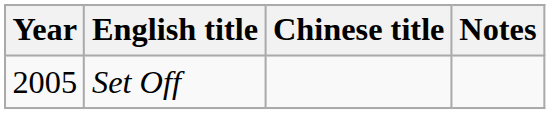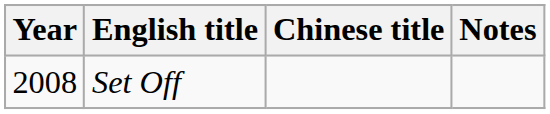(45, 81) 2005 -> (45, 81) 2008
